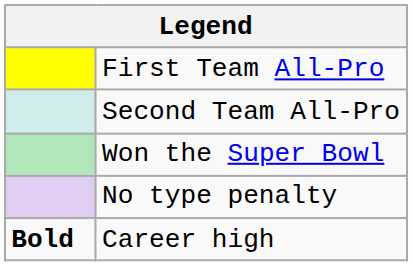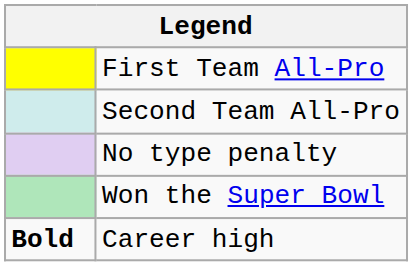rows swapped: (243, 154) <-> (220, 197)
